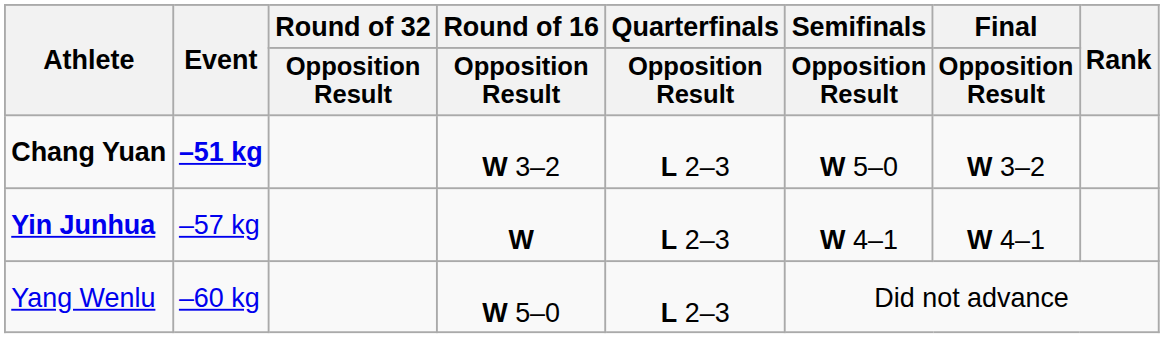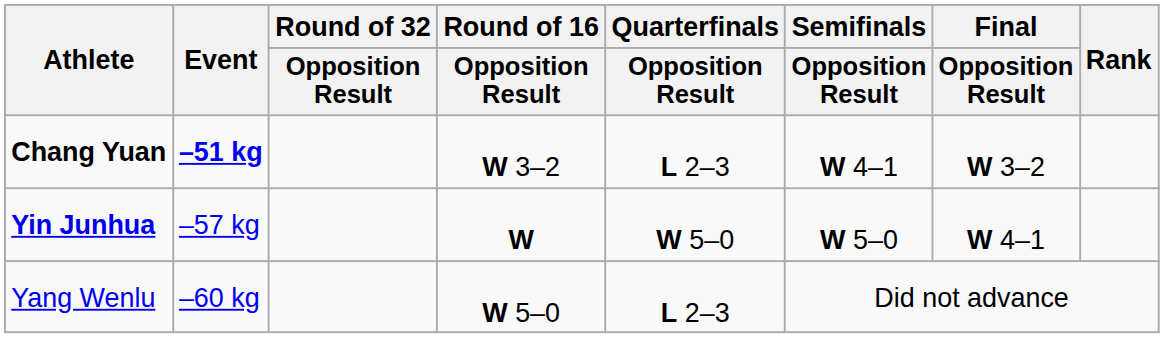(859, 167) W 5–0 -> (859, 167) W 4–1
(695, 240) L 2–3 -> (695, 240) W 5–0
(859, 240) W 4–1 -> (859, 240) W 5–0
